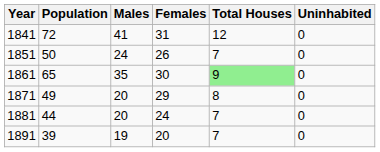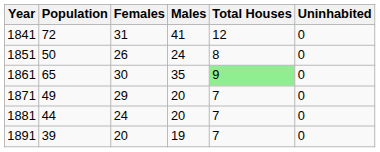columns swapped: (132, 14) <-> (181, 14)
(216, 55) 7 -> (216, 55) 8
(216, 95) 8 -> (216, 95) 7
